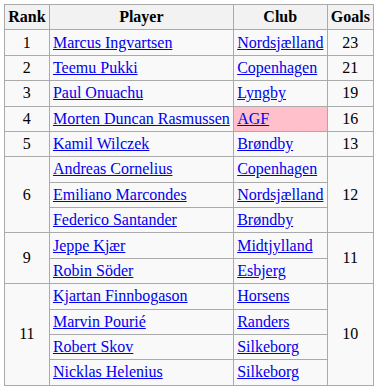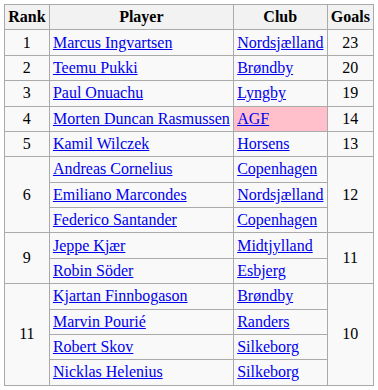(277, 67) Copenhagen -> (265, 67) Brøndby
(350, 67) 21 -> (350, 67) 20
(350, 118) 16 -> (350, 118) 14
(265, 144) Brøndby -> (263, 144) Horsens
(265, 220) Brøndby -> (277, 220) Copenhagen
(263, 296) Horsens -> (265, 296) Brøndby
